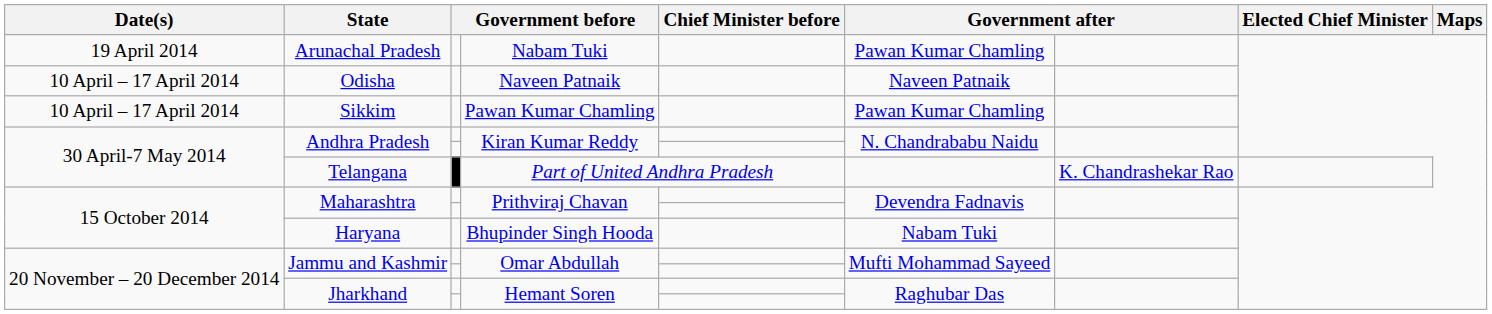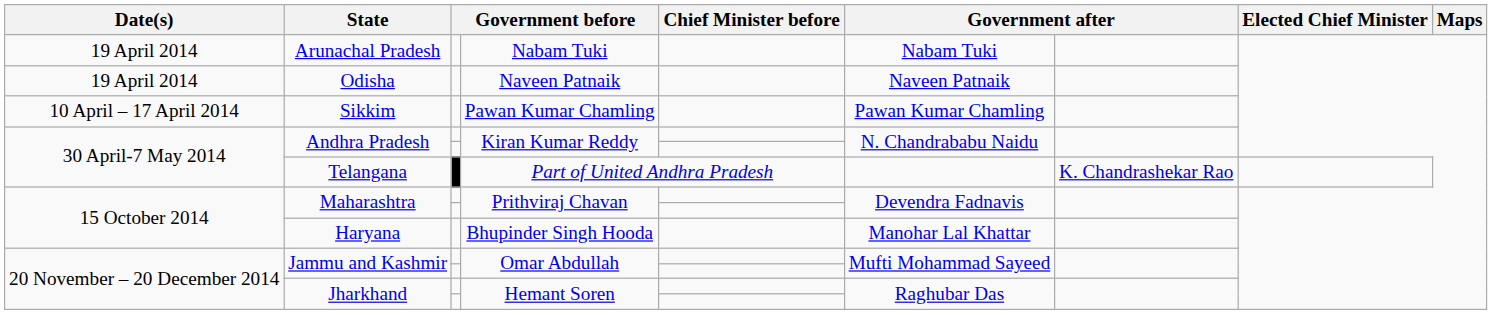(949, 50) Pawan Kumar Chamling -> (949, 50) Nabam Tuki
(144, 80) 10 April – 17 April 2014 -> (144, 80) 19 April 2014
(949, 232) Nabam Tuki -> (949, 232) Manohar Lal Khattar
